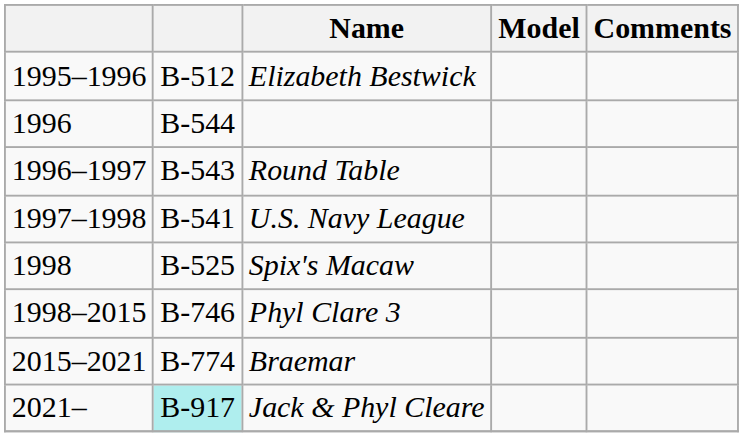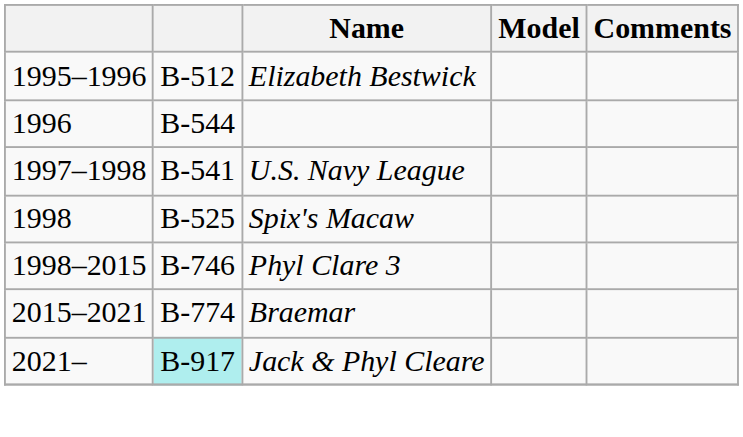- row: (79, 170)
